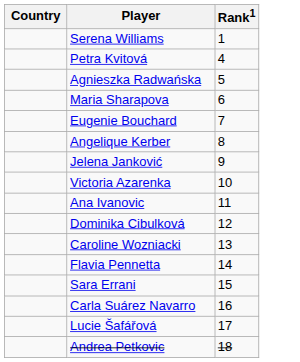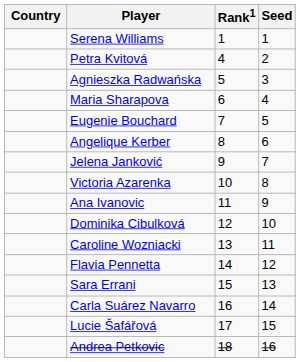+ column: (277, 16)
